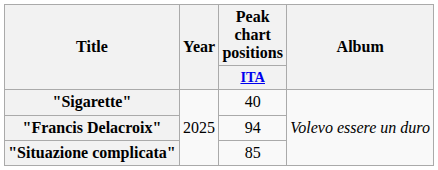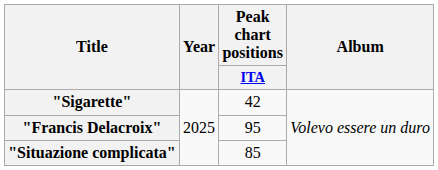(253, 102) 40 -> (253, 102) 42
(253, 127) 94 -> (253, 127) 95
